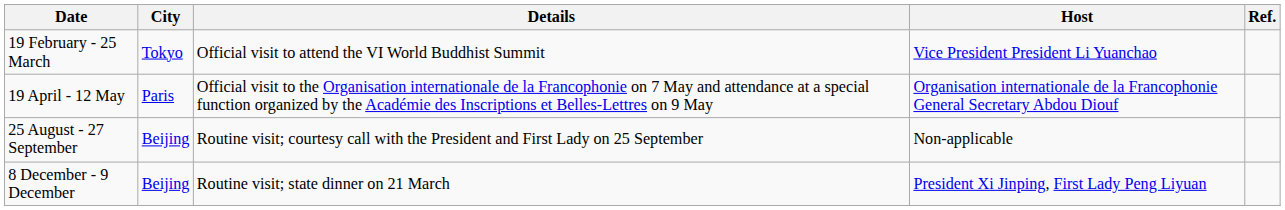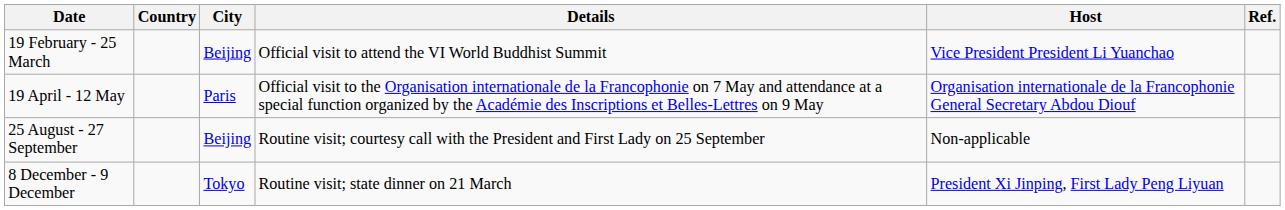+ column: (167, 17)
(162, 52) Tokyo -> (227, 52) Beijing
(166, 183) Beijing -> (224, 183) Tokyo
